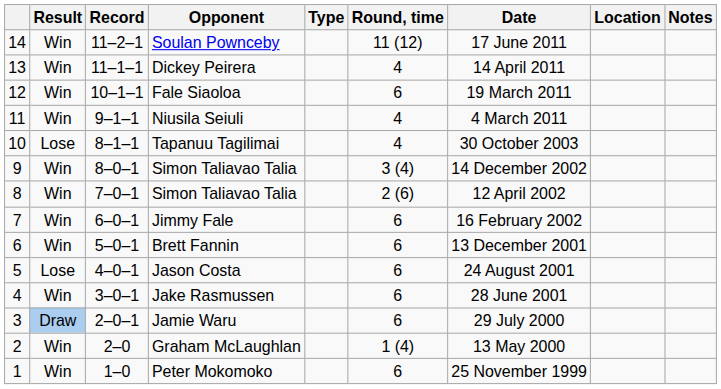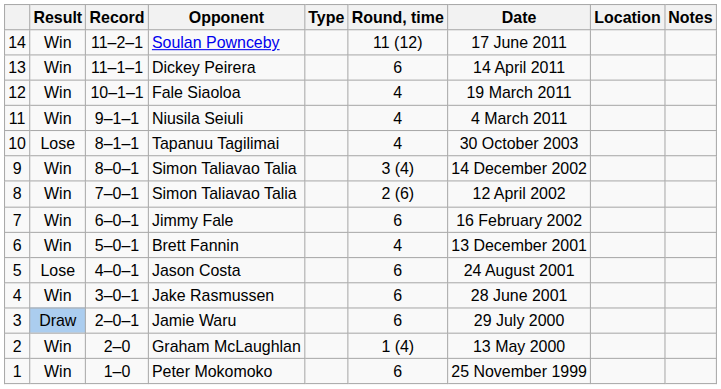(398, 68) 4 -> (398, 68) 6
(398, 93) 6 -> (398, 93) 4
(398, 245) 6 -> (398, 245) 4
